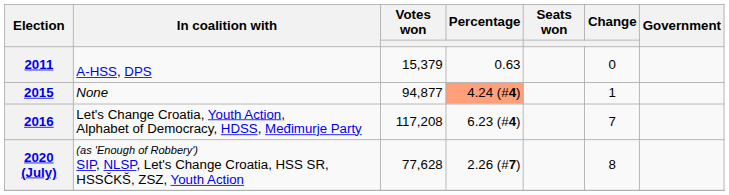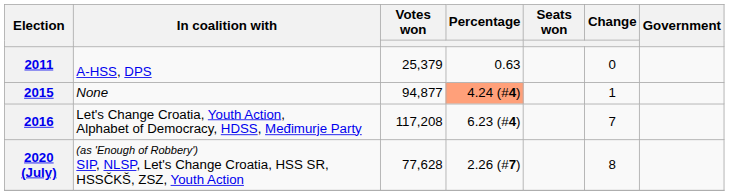(422, 64) 15,379 -> (422, 64) 25,379
